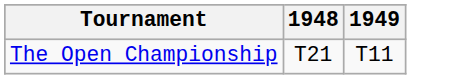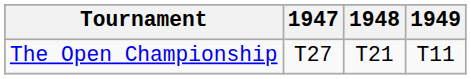+ column: (313, 22)
